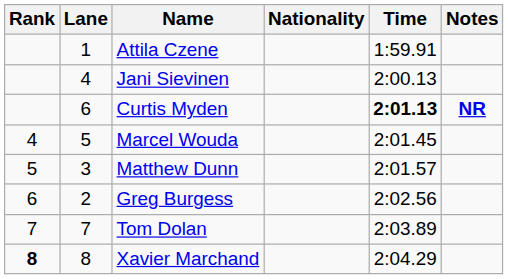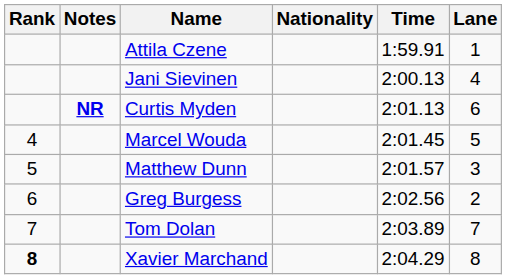columns swapped: (86, 19) <-> (472, 19)
(405, 109) bold -> (413, 109) normal
